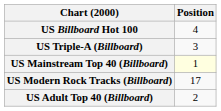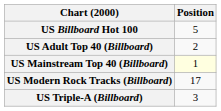(195, 30) 4 -> (195, 30) 5
rows swapped: (89, 98) <-> (89, 47)
